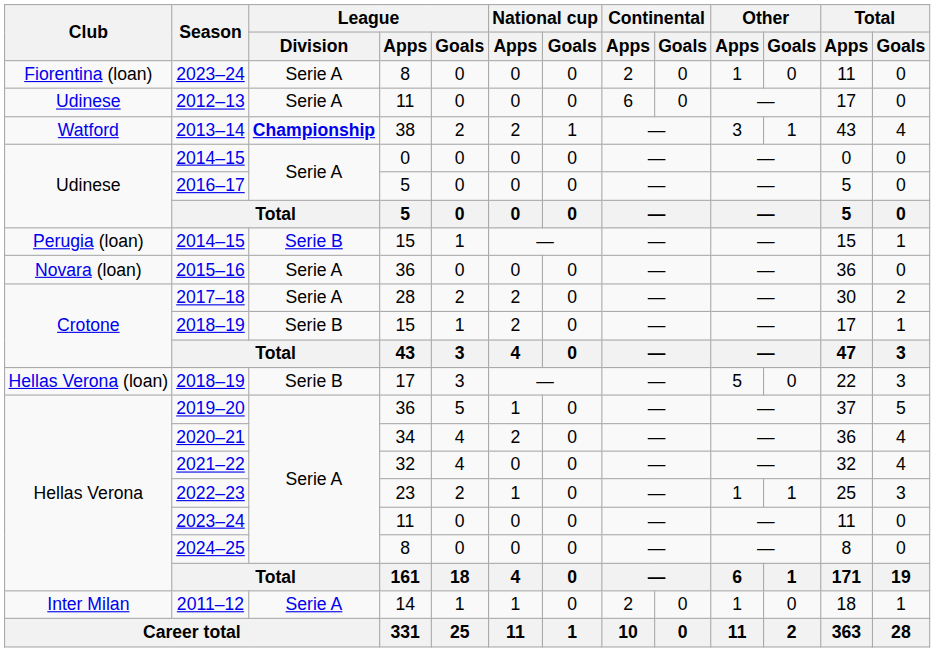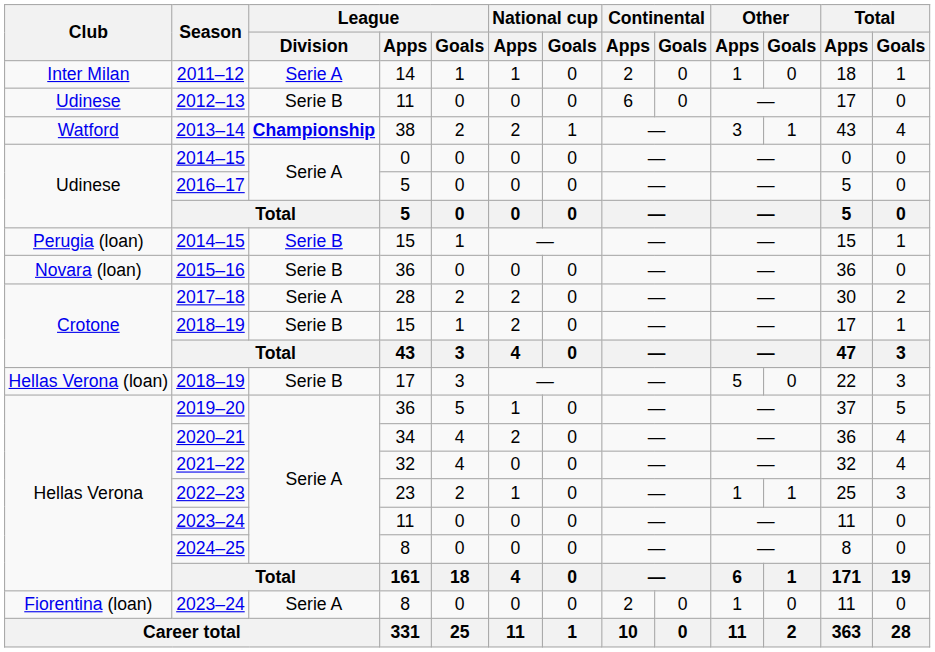rows swapped: (210, 604) <-> (210, 74)
(314, 102) Serie A -> (314, 102) Serie B
(314, 269) Serie A -> (314, 269) Serie B
